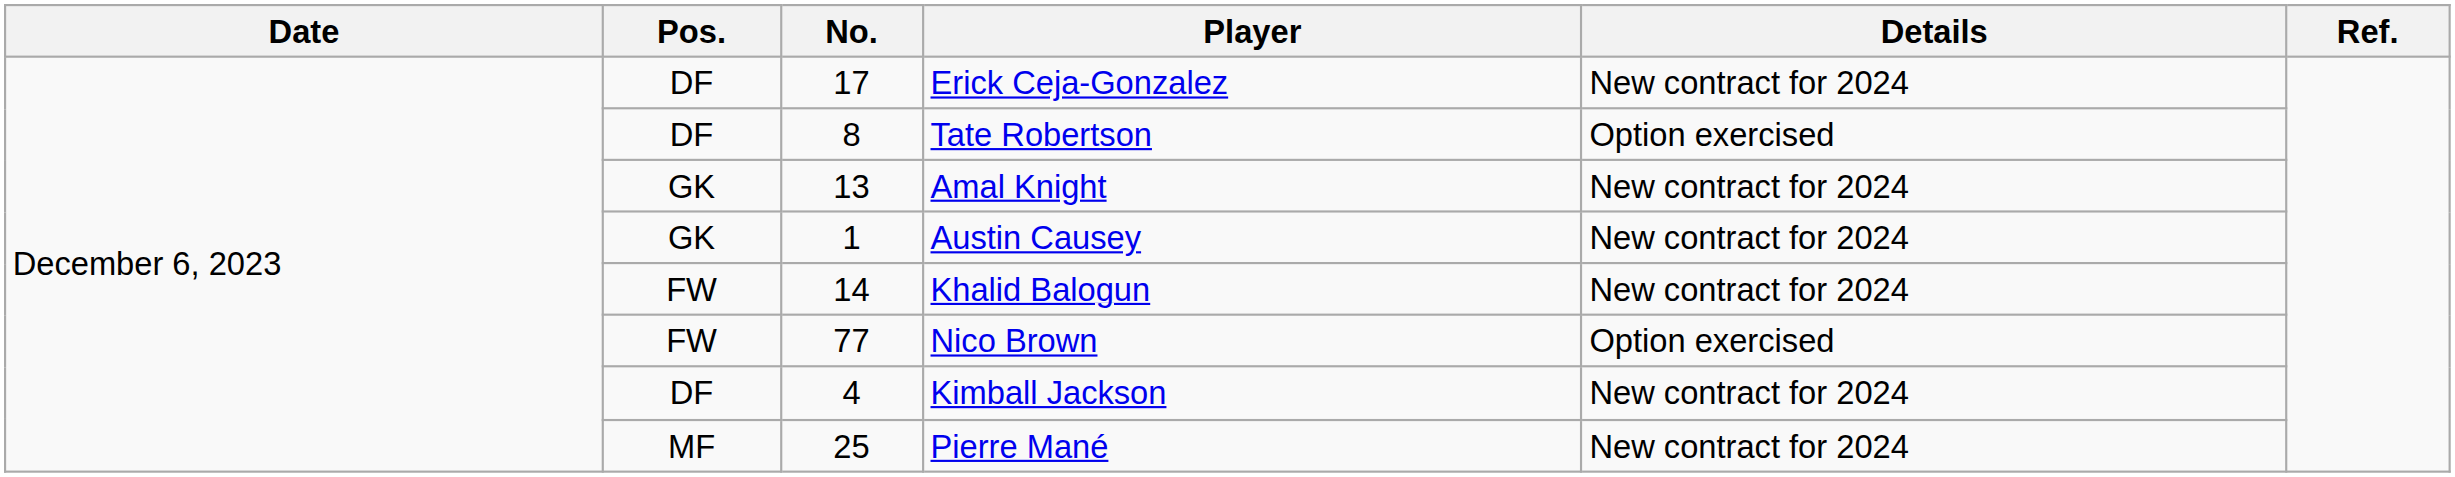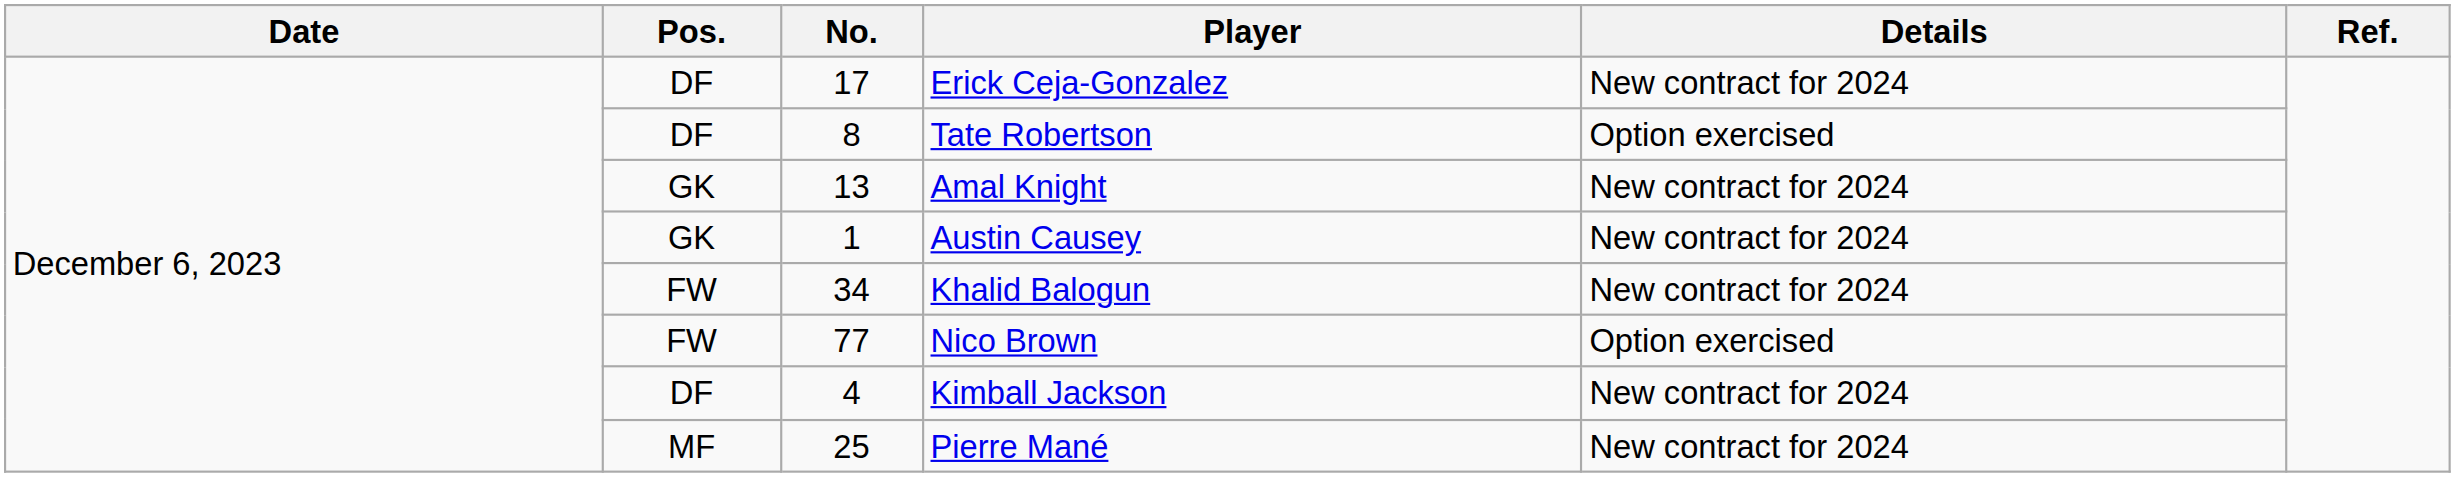(852, 290) 14 -> (852, 290) 34
